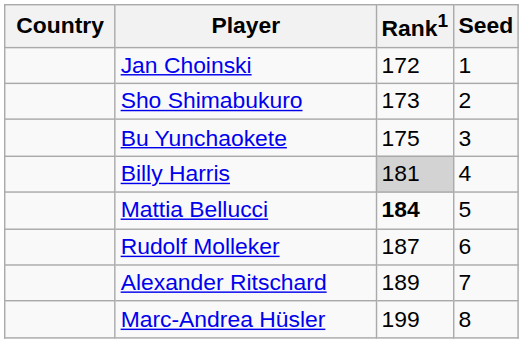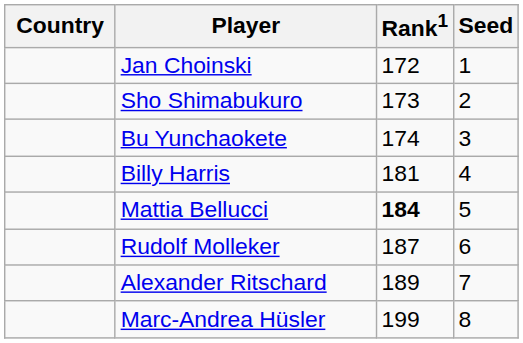(401, 137) 175 -> (401, 137) 174
(401, 173) lightgrey background -> (401, 173) no background
